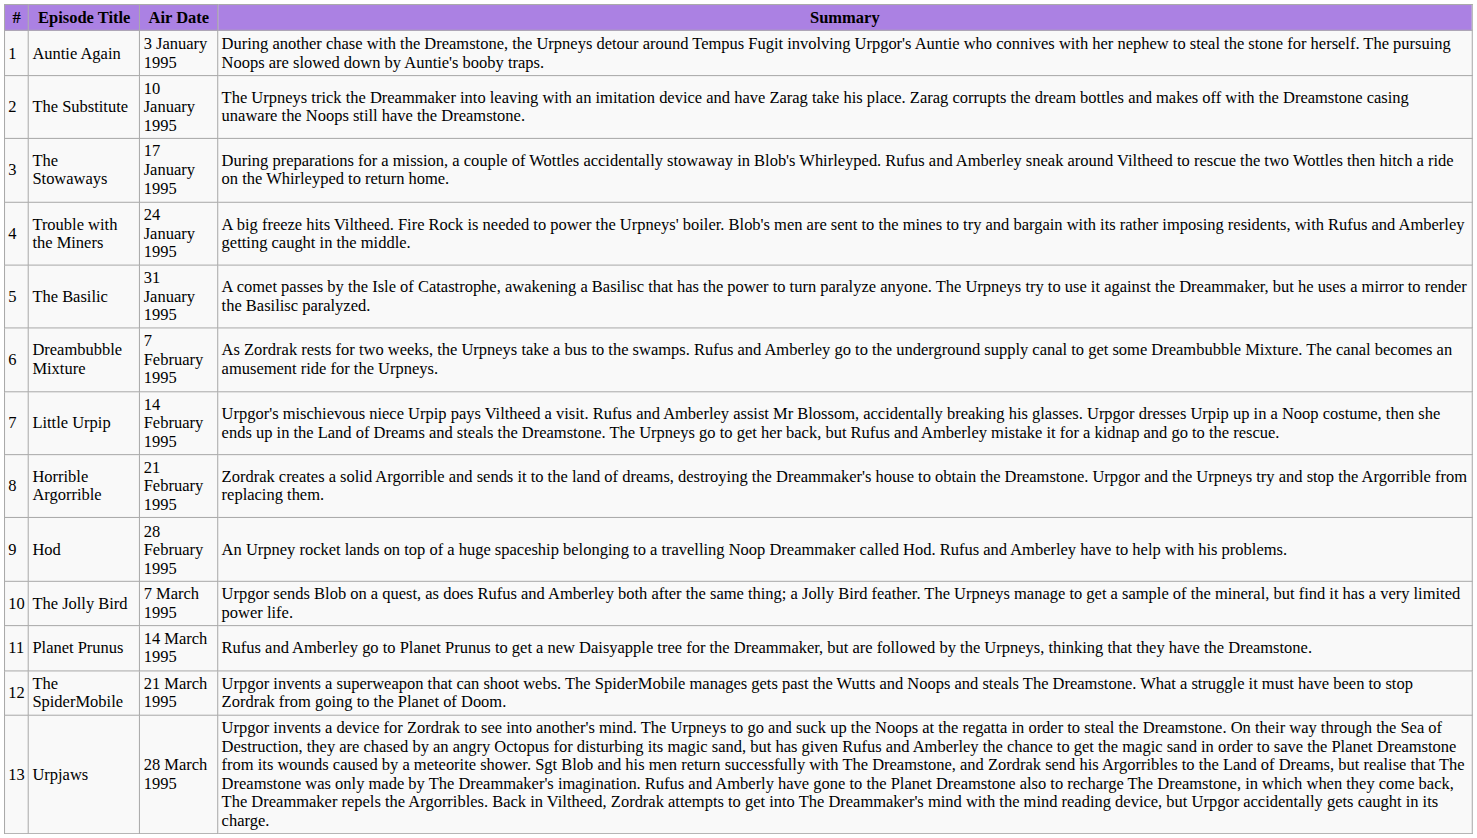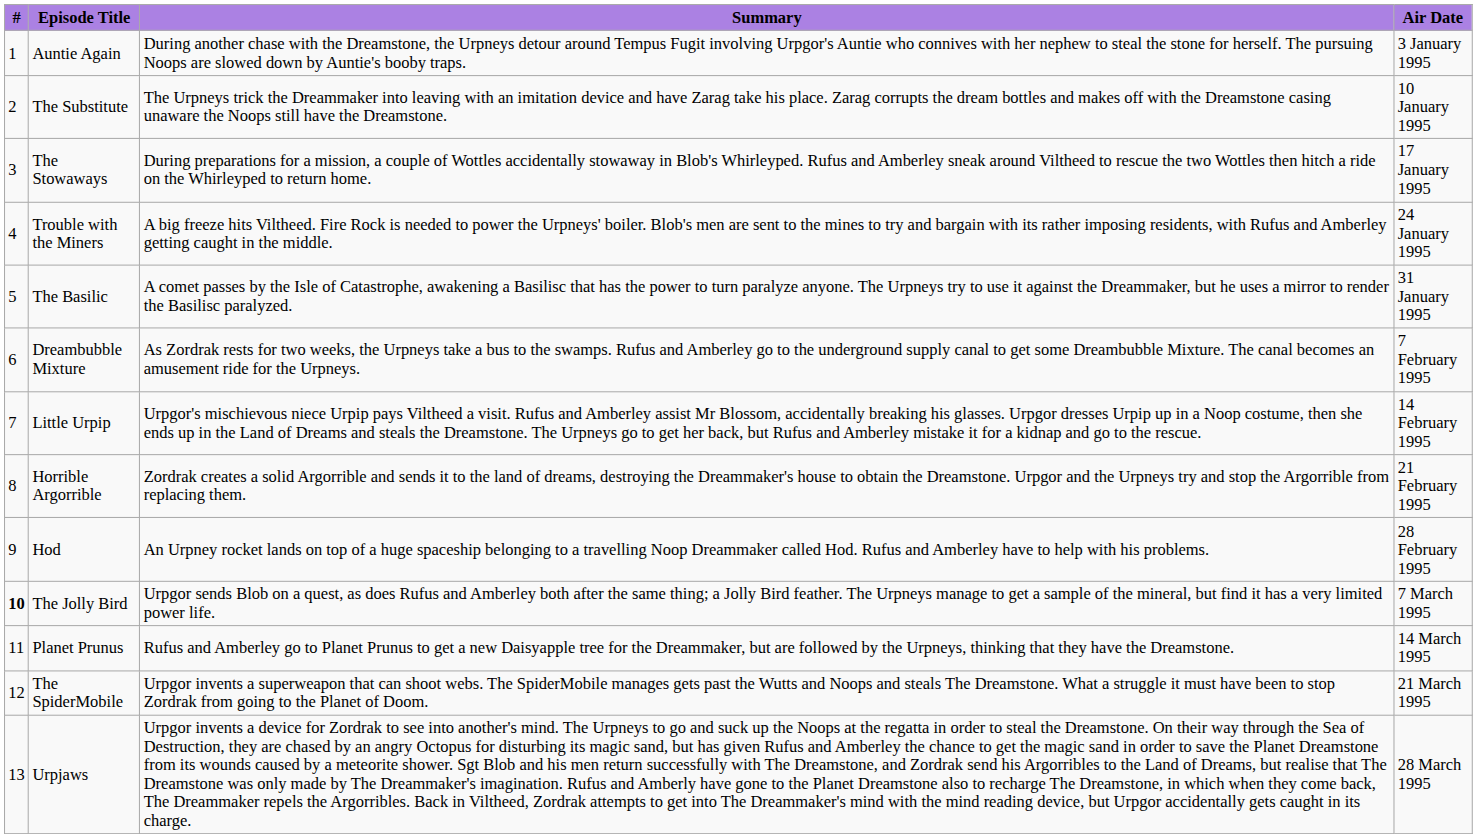columns swapped: (845, 17) <-> (179, 17)
(17, 603) normal -> (17, 603) bold
